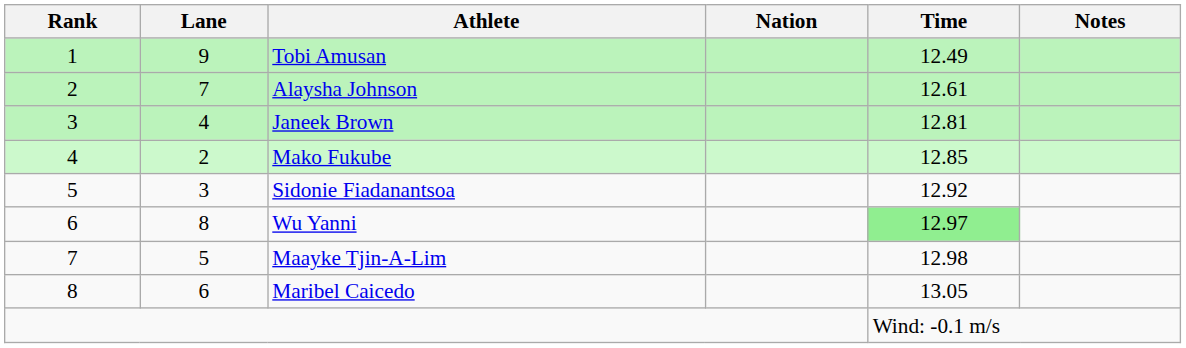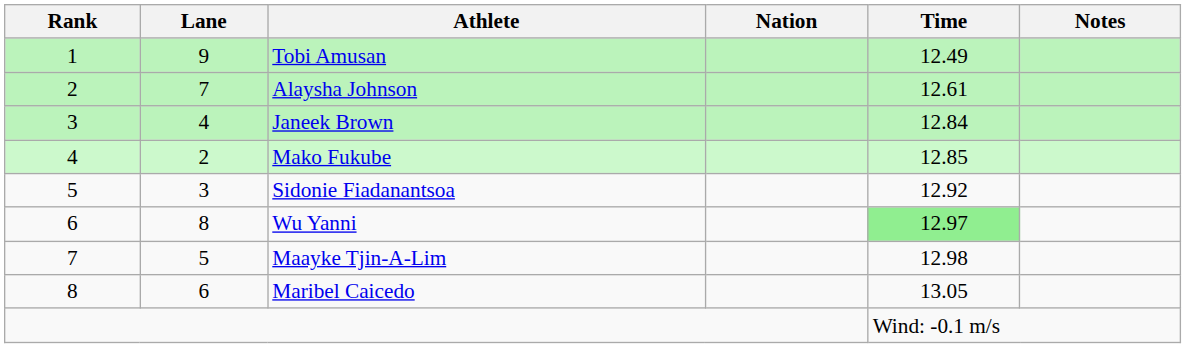(944, 122) 12.81 -> (944, 122) 12.84
